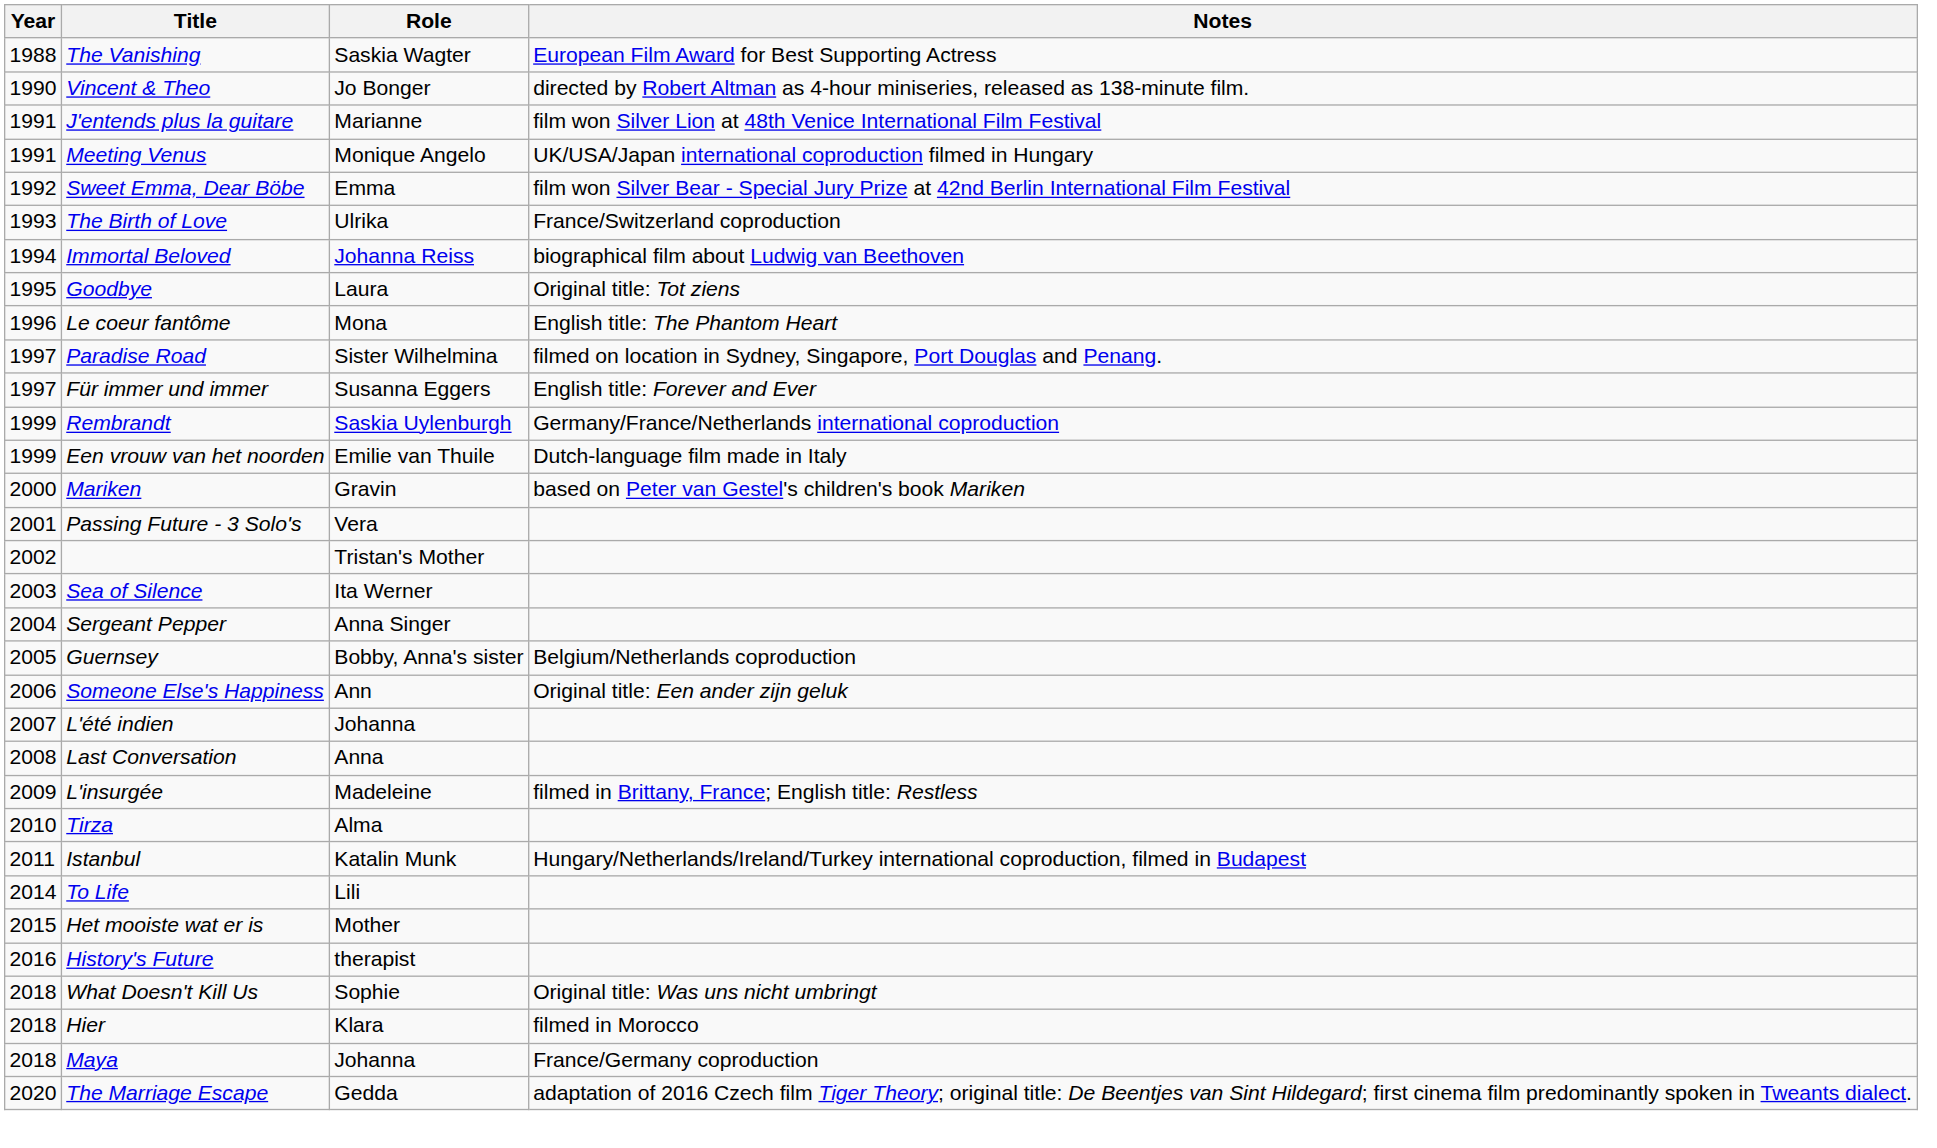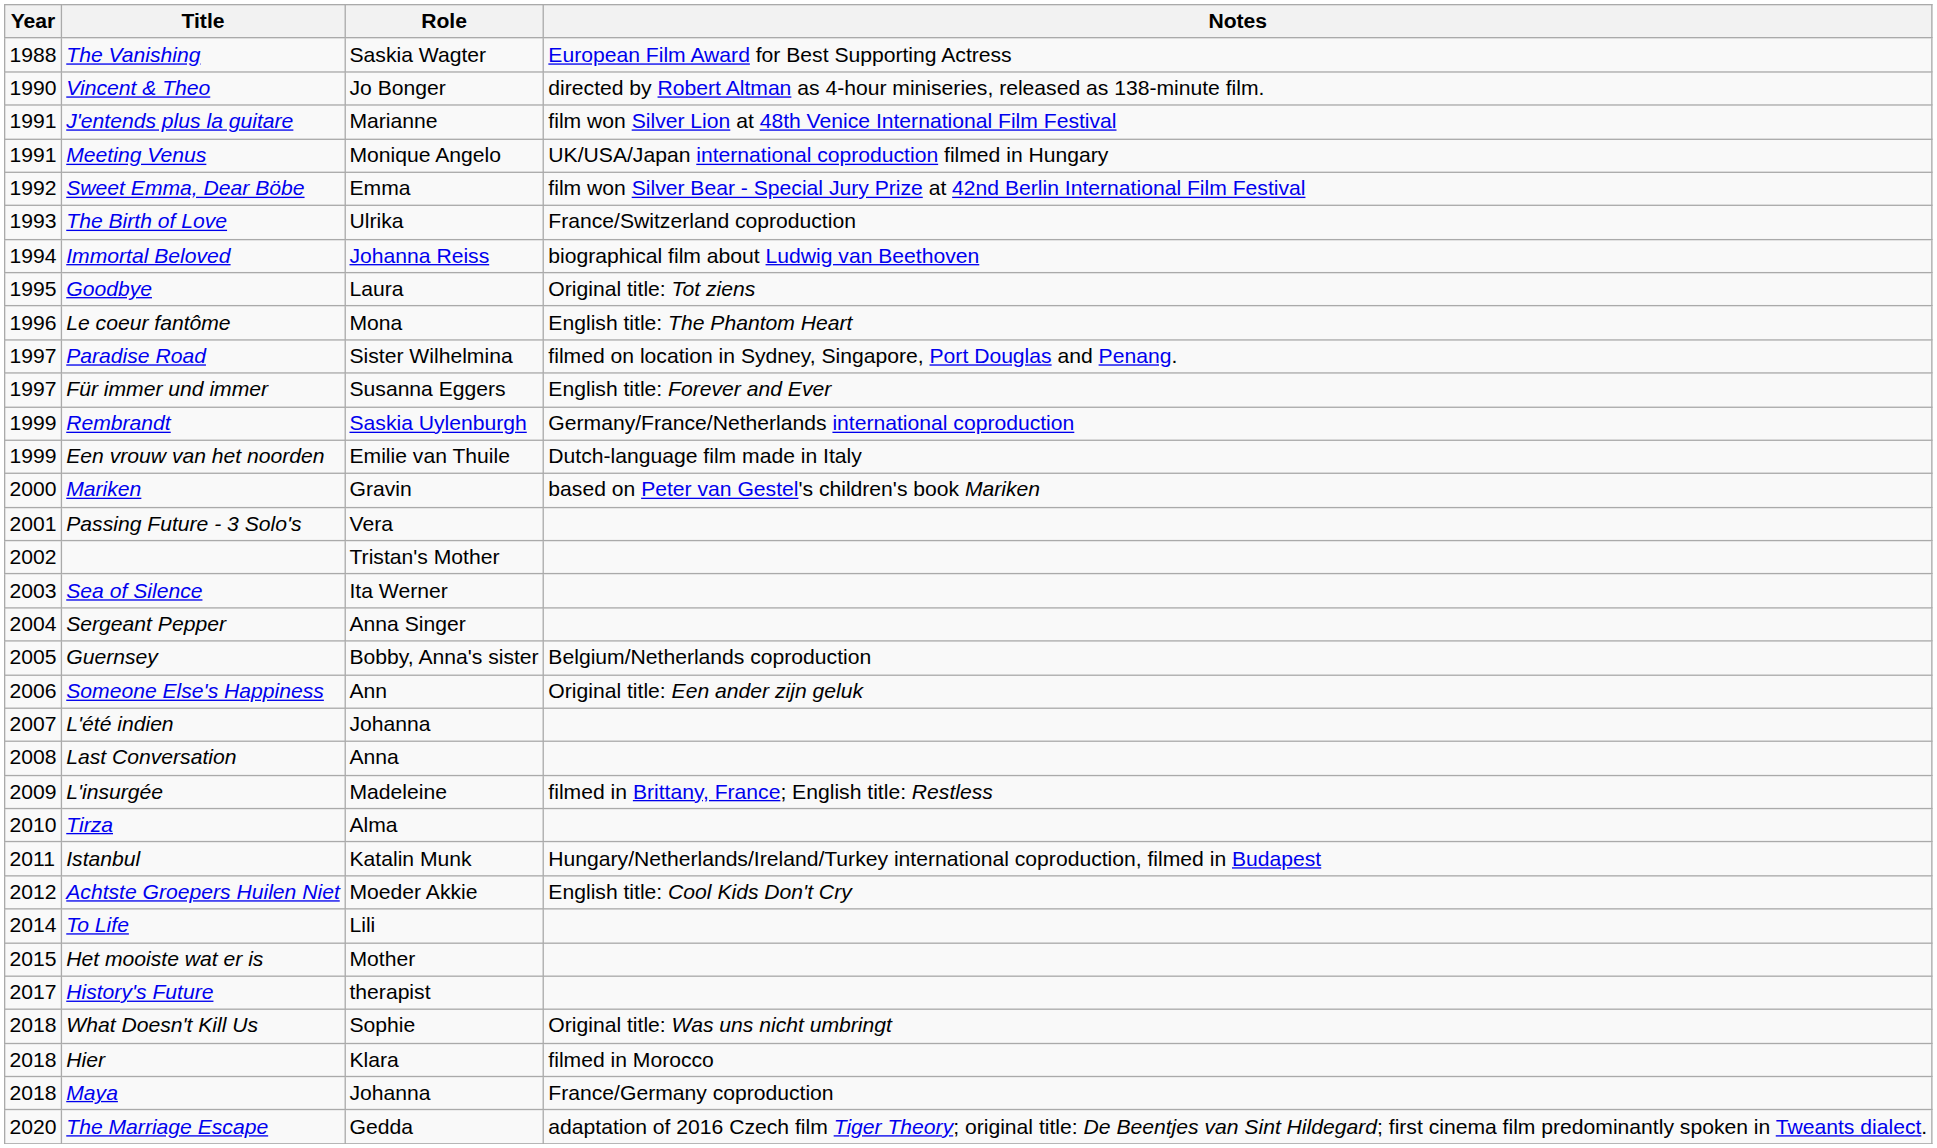+ row: (203, 892)
(33, 959) 2016 -> (33, 992) 2017
